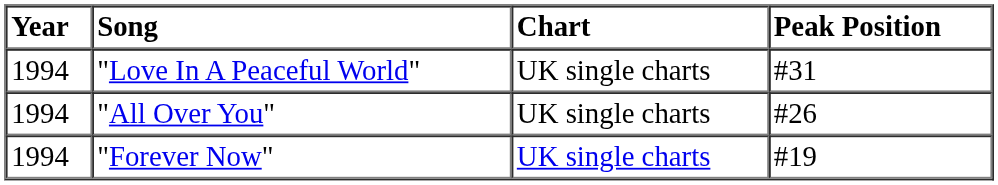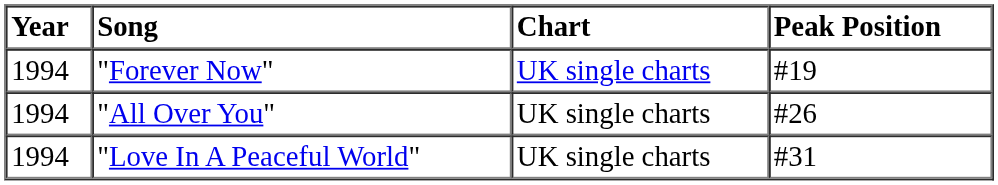rows swapped: (185, 156) <-> (259, 70)
